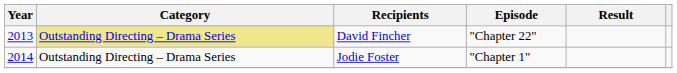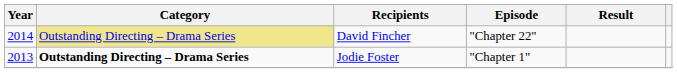(20, 36) 2013 -> (20, 36) 2014
(20, 57) 2014 -> (20, 57) 2013
(137, 57) normal -> (144, 57) bold
